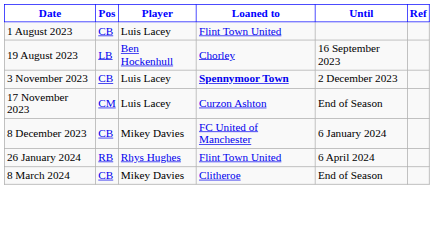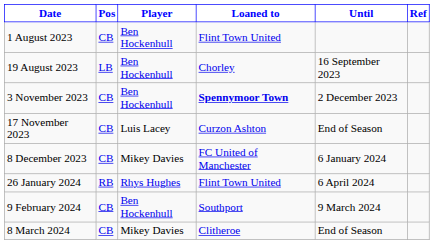(146, 31) Luis Lacey -> (147, 37) Ben Hockenhull
(146, 79) Luis Lacey -> (147, 98) Ben Hockenhull
(107, 103) CM -> (106, 128) CB
+ row: (44, 207)
